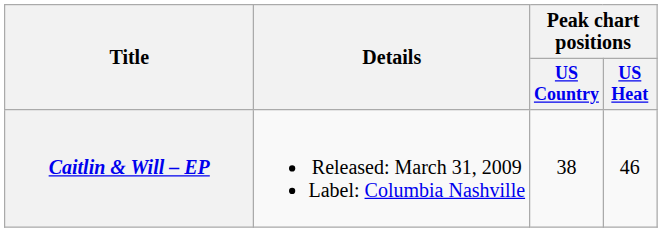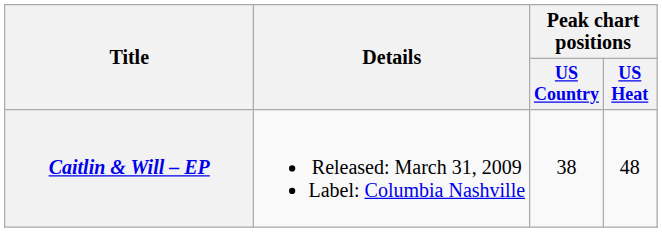(630, 168) 46 -> (630, 168) 48
